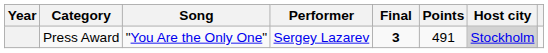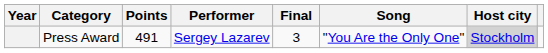columns swapped: (196, 15) <-> (443, 15)
(396, 37) bold -> (296, 37) normal
